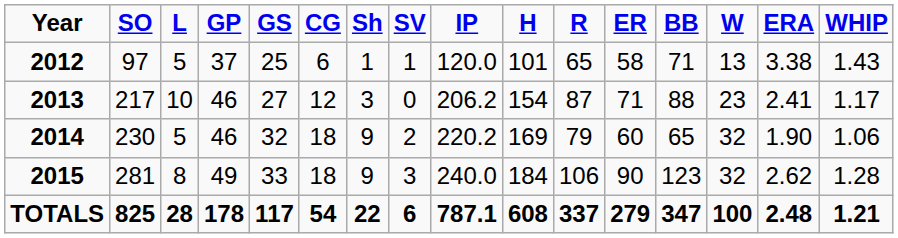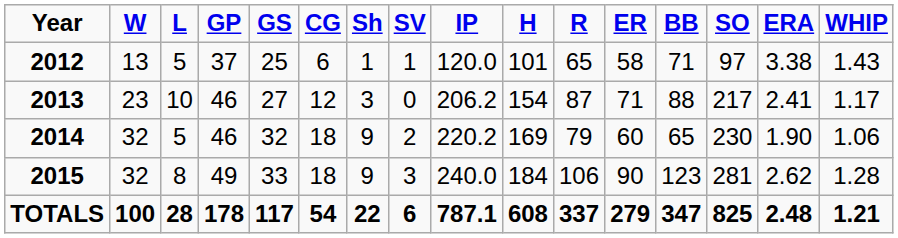columns swapped: (732, 23) <-> (135, 23)
